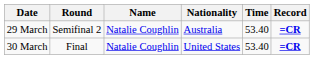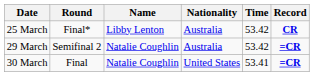+ row: (27, 29)
(257, 29) 53.40 -> (257, 46) 53.42
(257, 46) 53.40 -> (257, 63) 53.41
